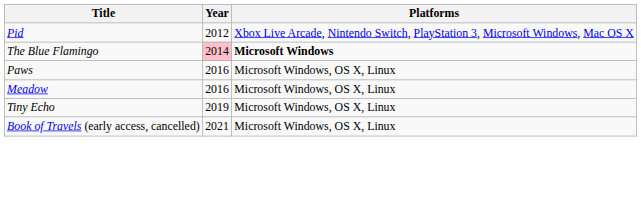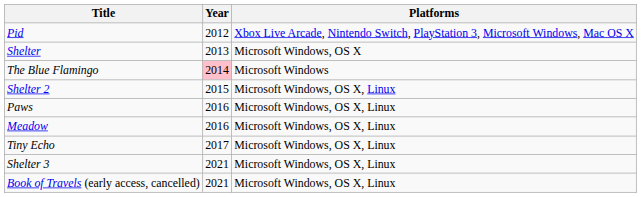+ row: (24, 51)
(284, 51) bold -> (282, 70) normal
+ row: (28, 88)
(217, 107) 2019 -> (217, 145) 2017
+ row: (28, 164)
